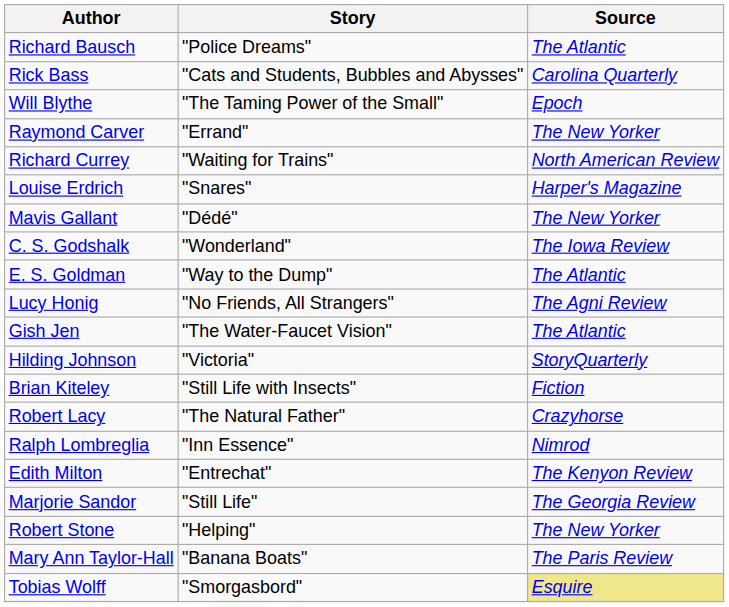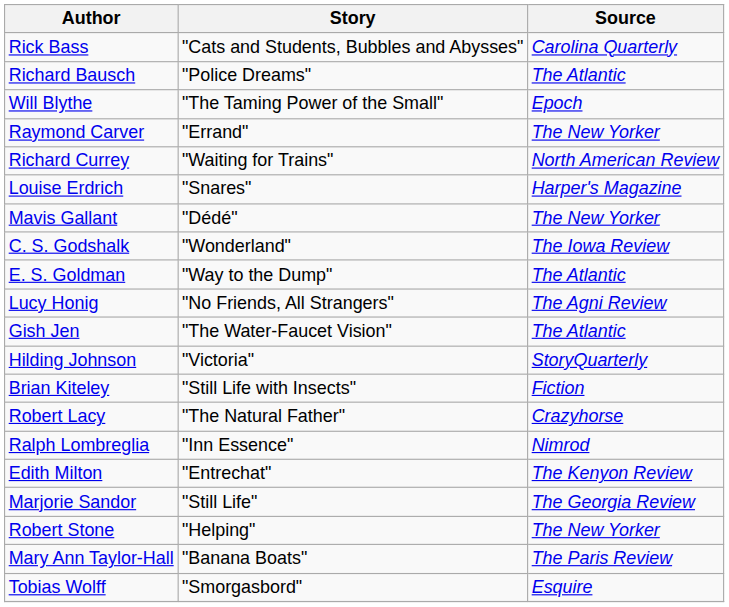rows swapped: (49, 75) <-> (72, 47)
(562, 587) khaki background -> (562, 587) no background
